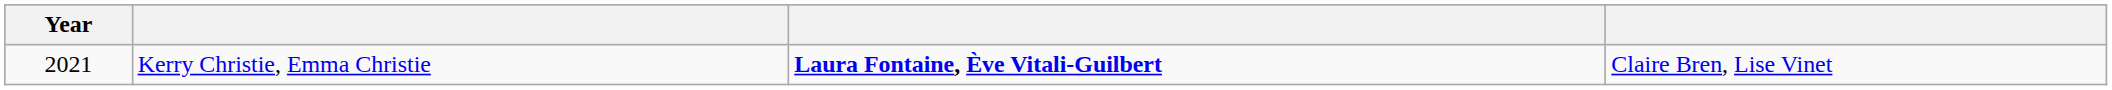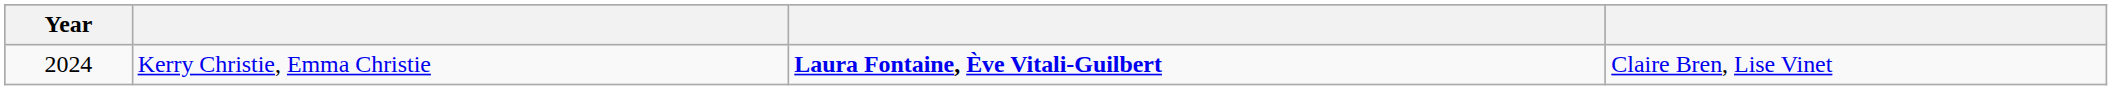(68, 64) 2021 -> (68, 64) 2024
